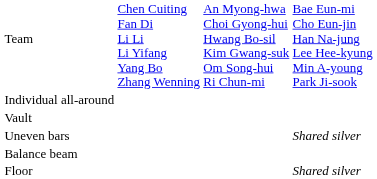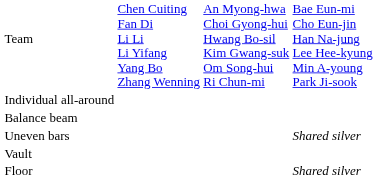rows swapped: (18, 117) <-> (41, 153)
